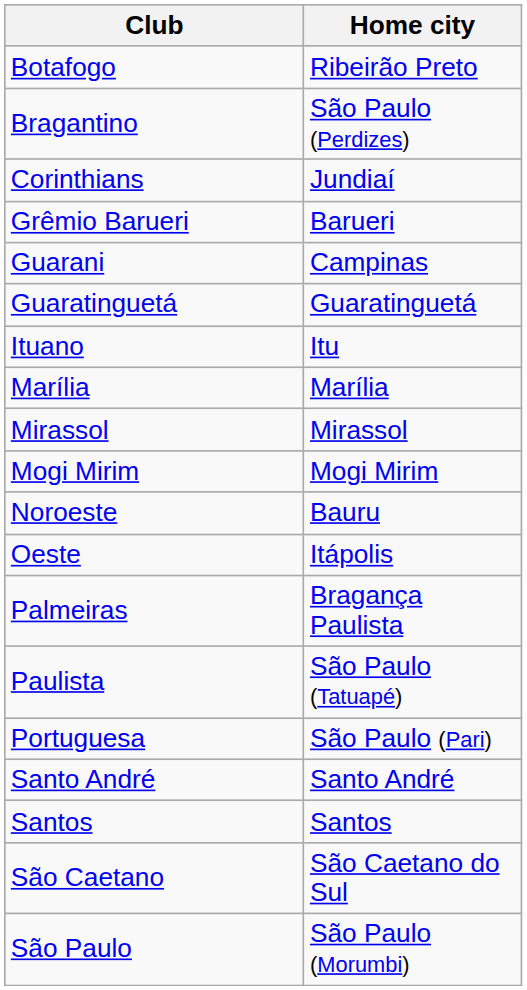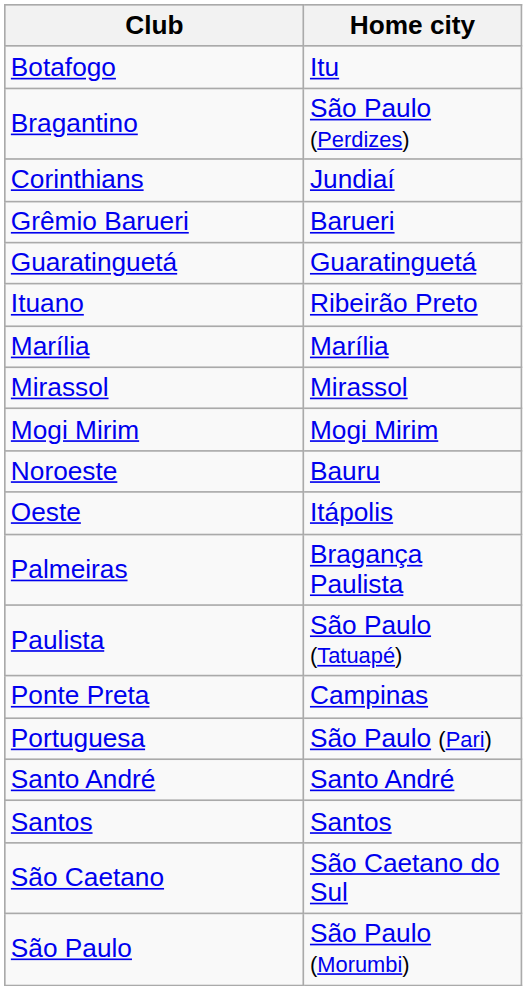(394, 66) Ribeirão Preto -> (325, 66) Itu
- row: (58, 262)
(325, 346) Itu -> (394, 304) Ribeirão Preto
+ row: (80, 696)
